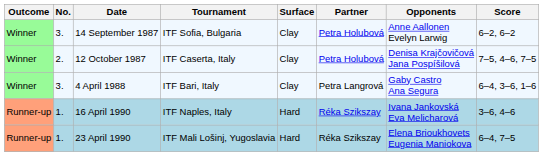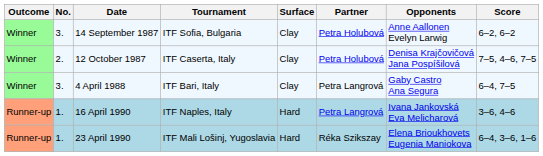(507, 85) 6–4, 3–6, 1–6 -> (497, 85) 6–4, 7–5
(350, 111) Réka Szikszay -> (351, 111) Petra Langrová
(497, 137) 6–4, 7–5 -> (507, 137) 6–4, 3–6, 1–6
